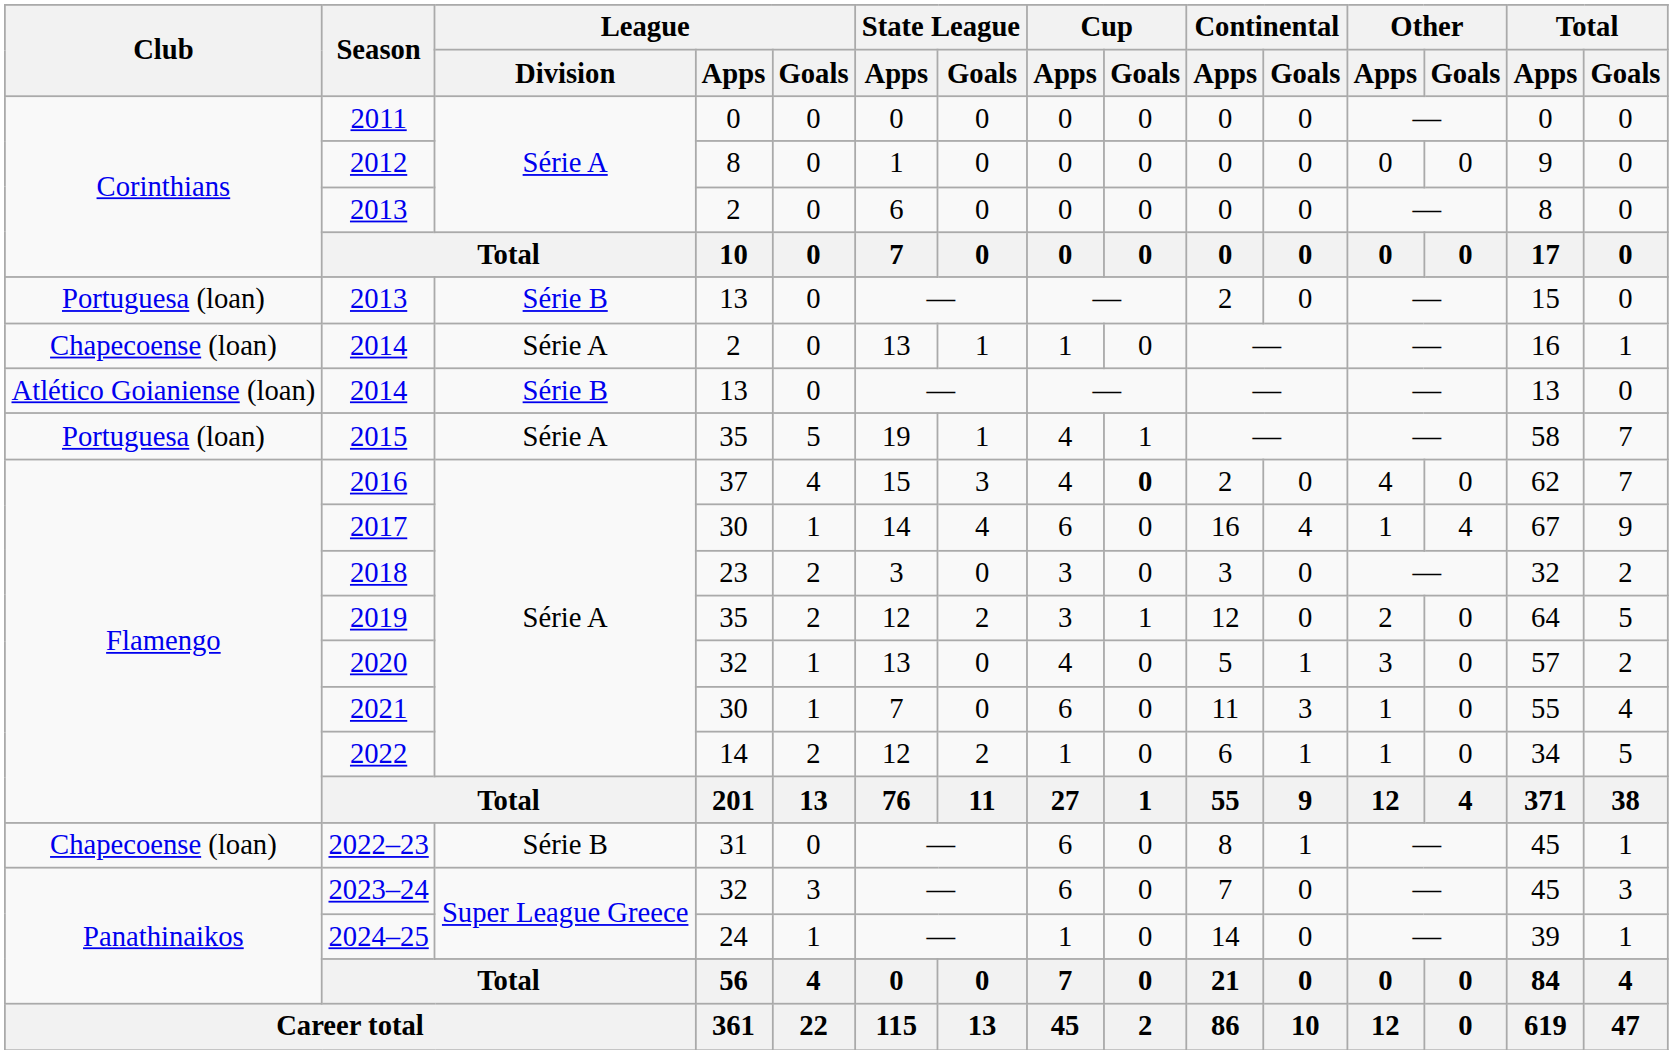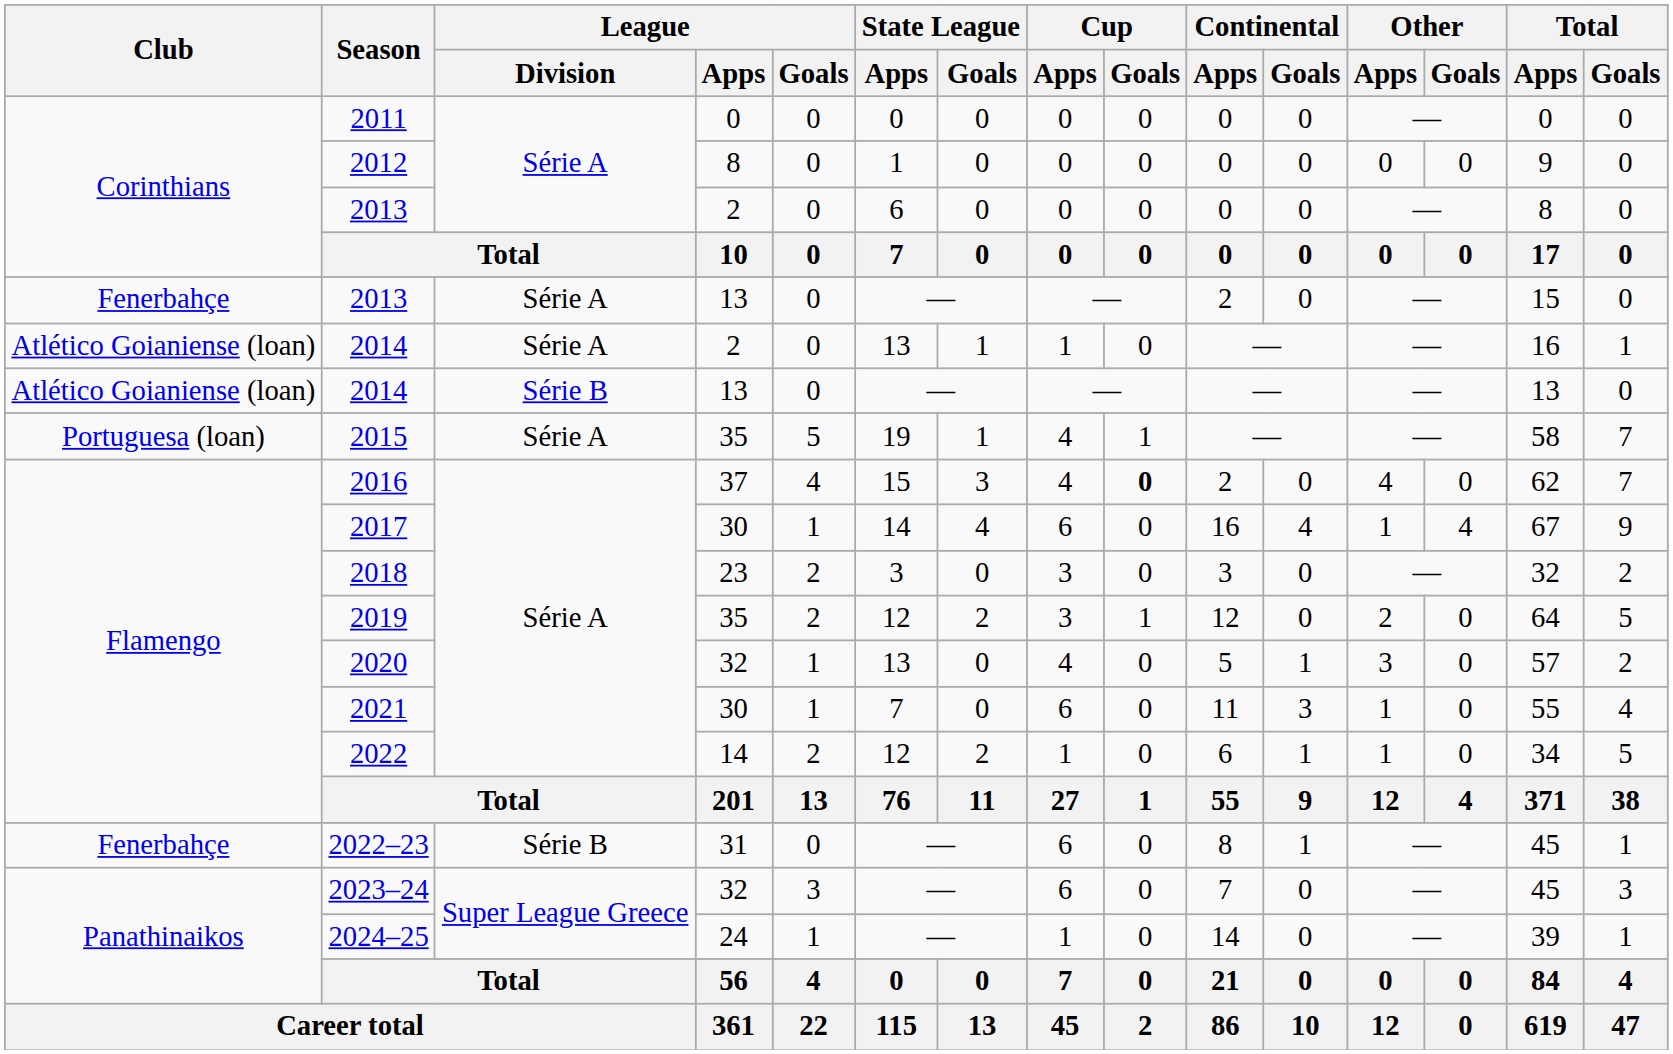(163, 299) Portuguesa (loan) -> (163, 299) Fenerbahçe
(565, 299) Série B -> (565, 299) Série A
(163, 345) Chapecoense (loan) -> (163, 345) Atlético Goianiense (loan)
(163, 844) Chapecoense (loan) -> (163, 844) Fenerbahçe
